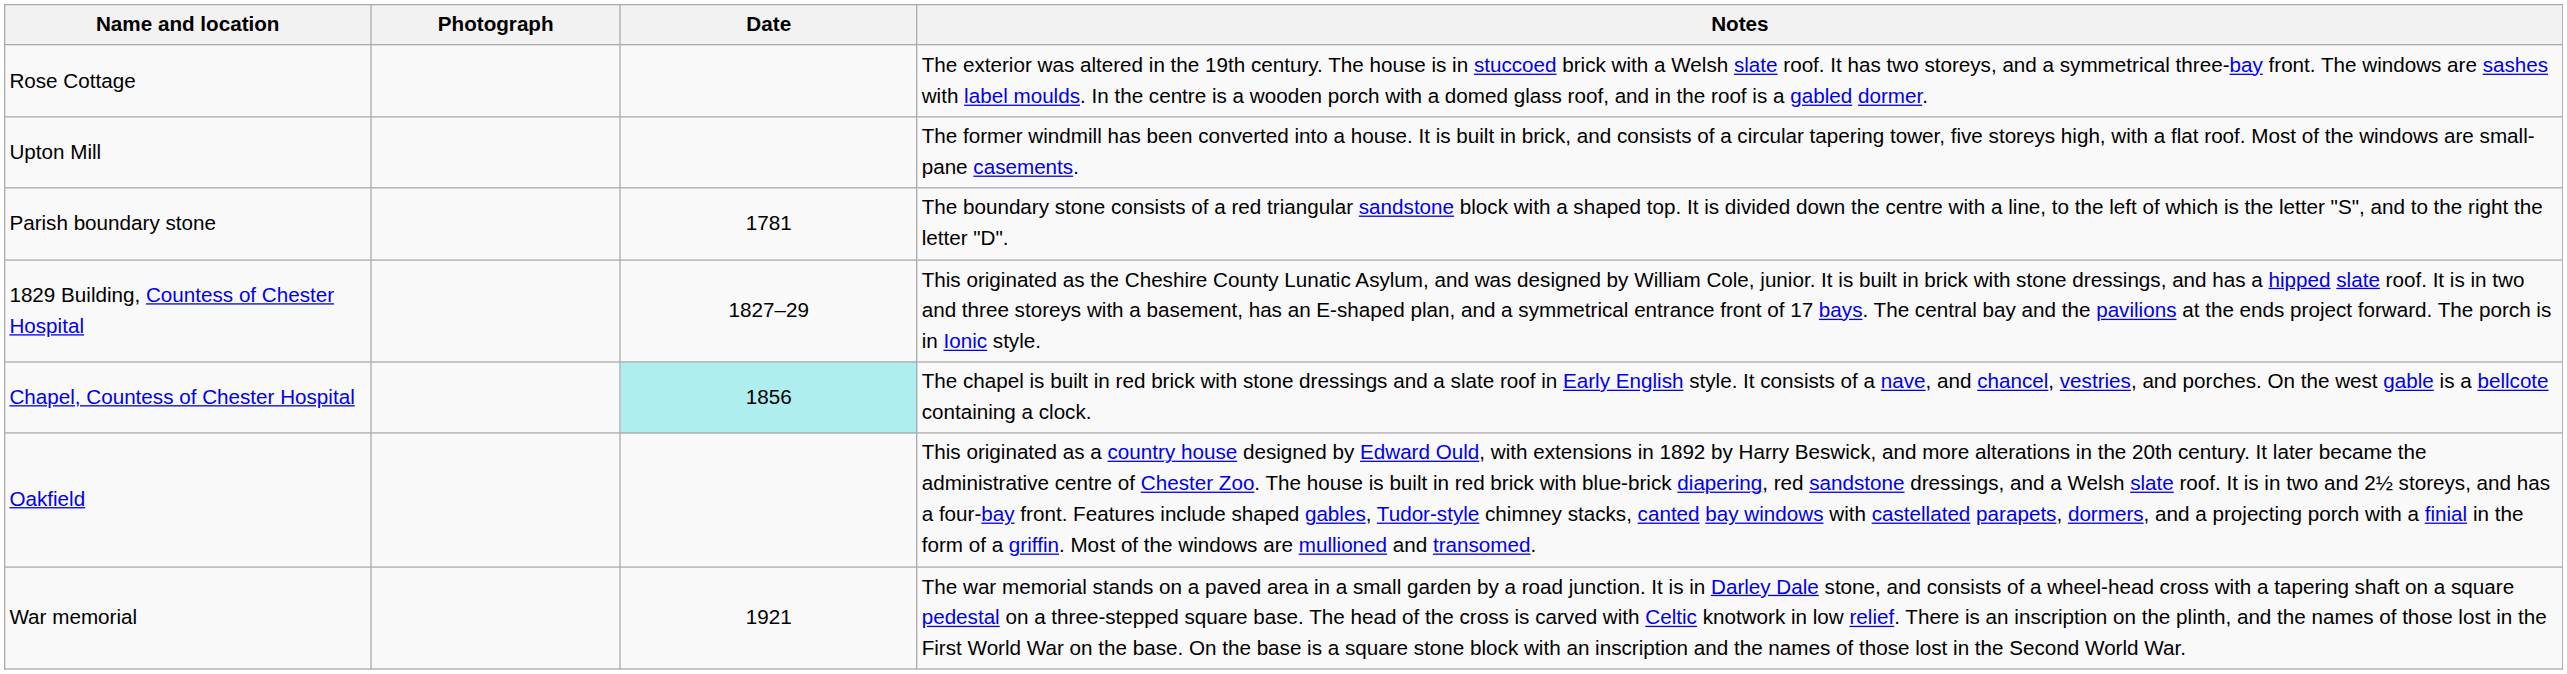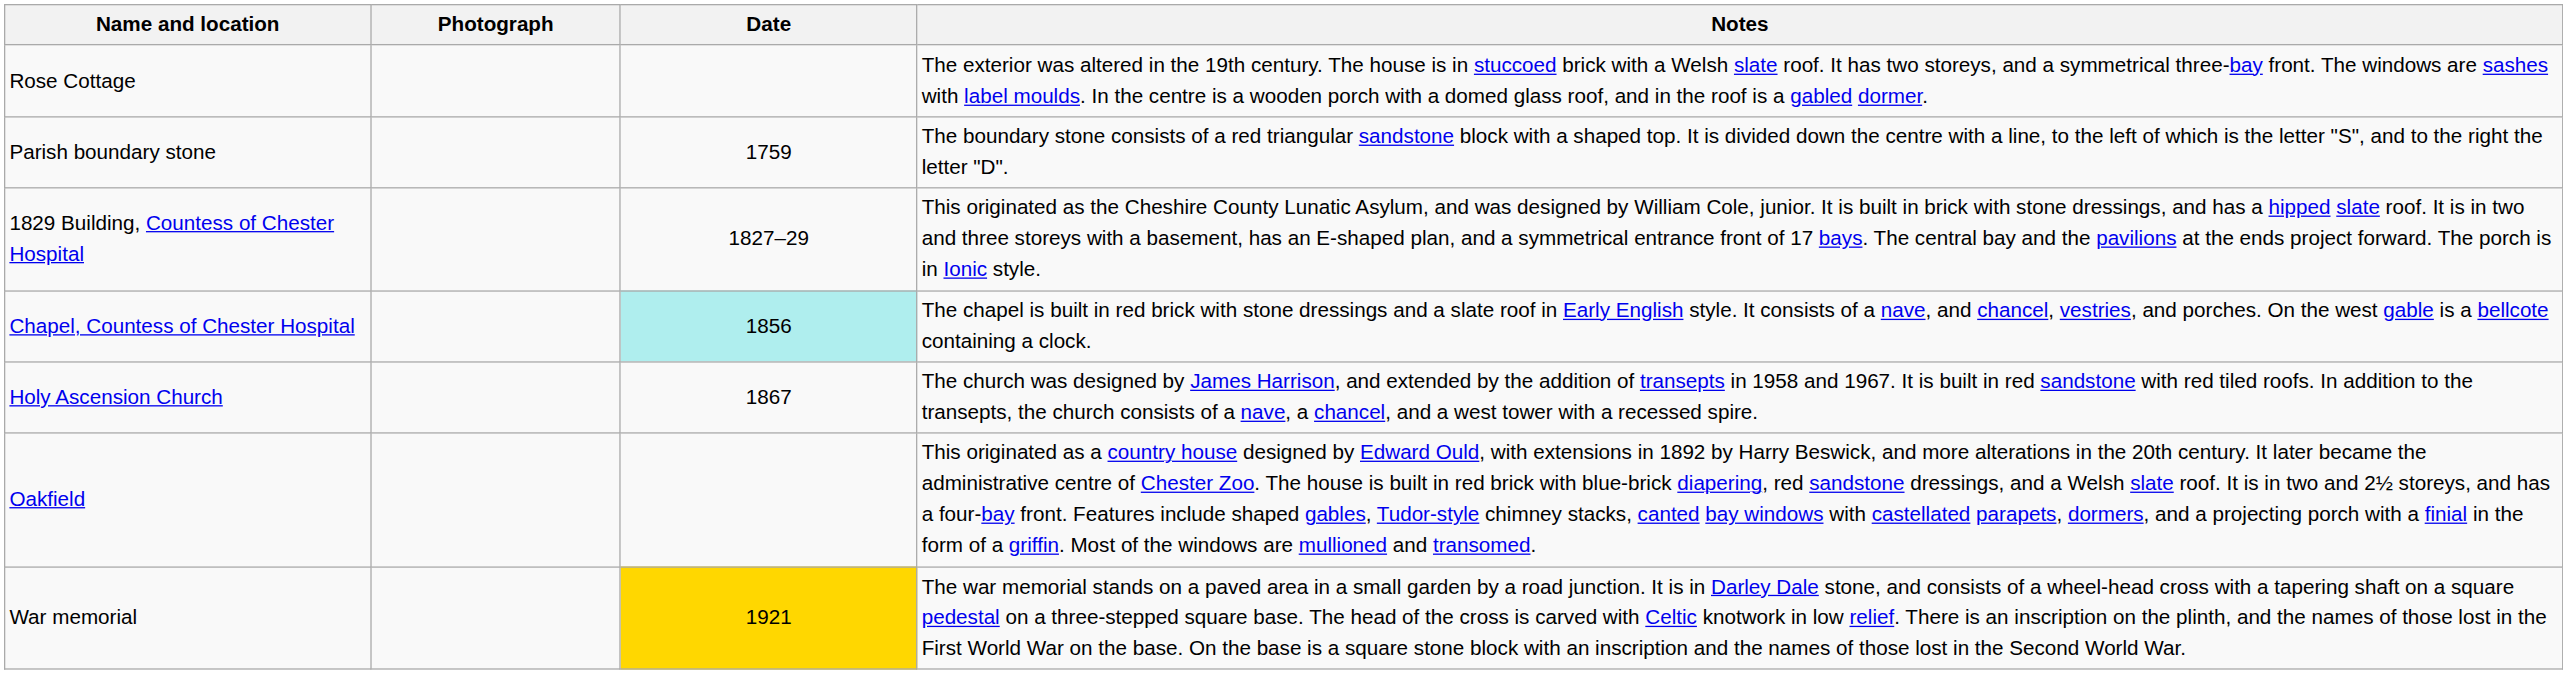- row: (55, 152)
(769, 223) 1781 -> (769, 152) 1759
+ row: (116, 397)
(769, 617) no background -> (769, 617) gold background
